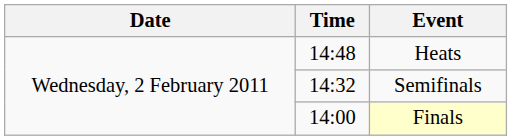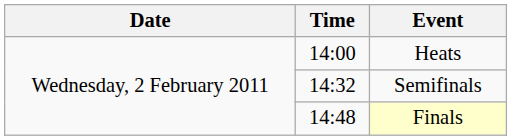(332, 53) 14:48 -> (332, 53) 14:00
(332, 118) 14:00 -> (332, 118) 14:48
